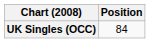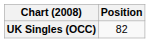(122, 29) 84 -> (122, 29) 82
